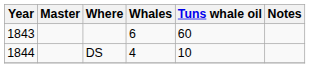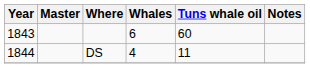(185, 53) 10 -> (184, 53) 11
